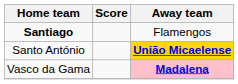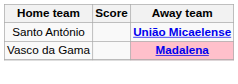- row: (48, 32)
(182, 50) gold background -> (182, 32) no background
